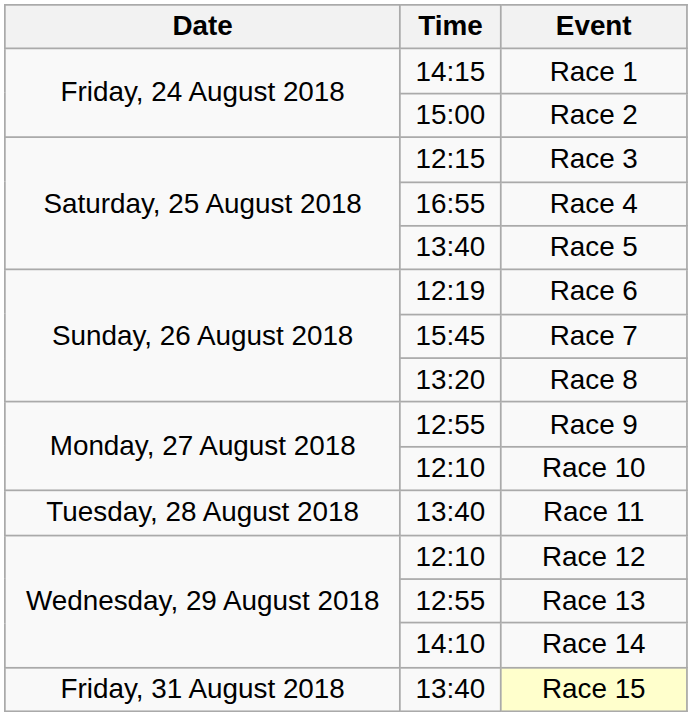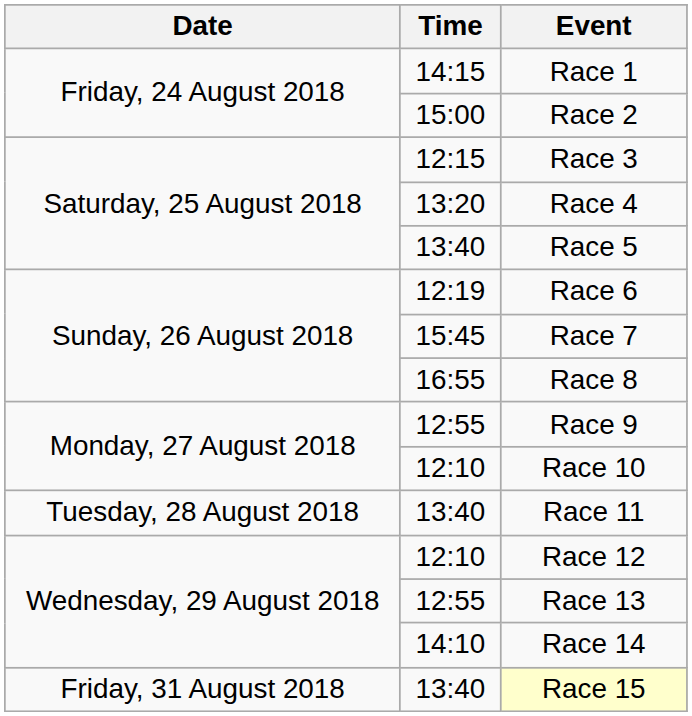(450, 203) 16:55 -> (450, 203) 13:20
(450, 379) 13:20 -> (450, 379) 16:55
